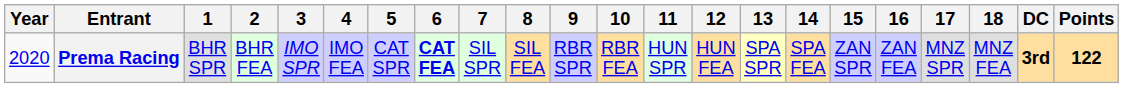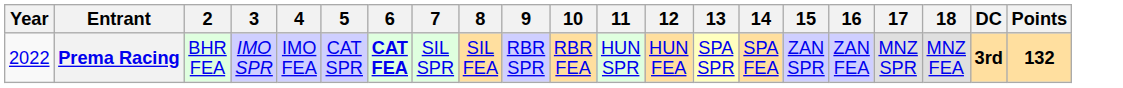- column: (207, 19)
(29, 57) 2020 -> (29, 57) 2022
(1086, 57) 122 -> (1039, 57) 132
